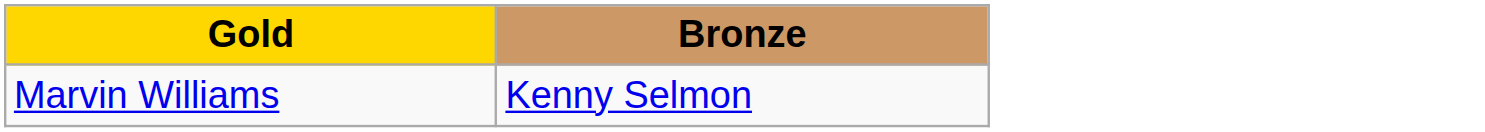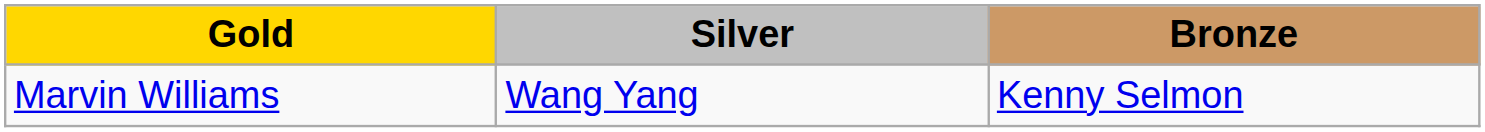+ column: (742, 34)
